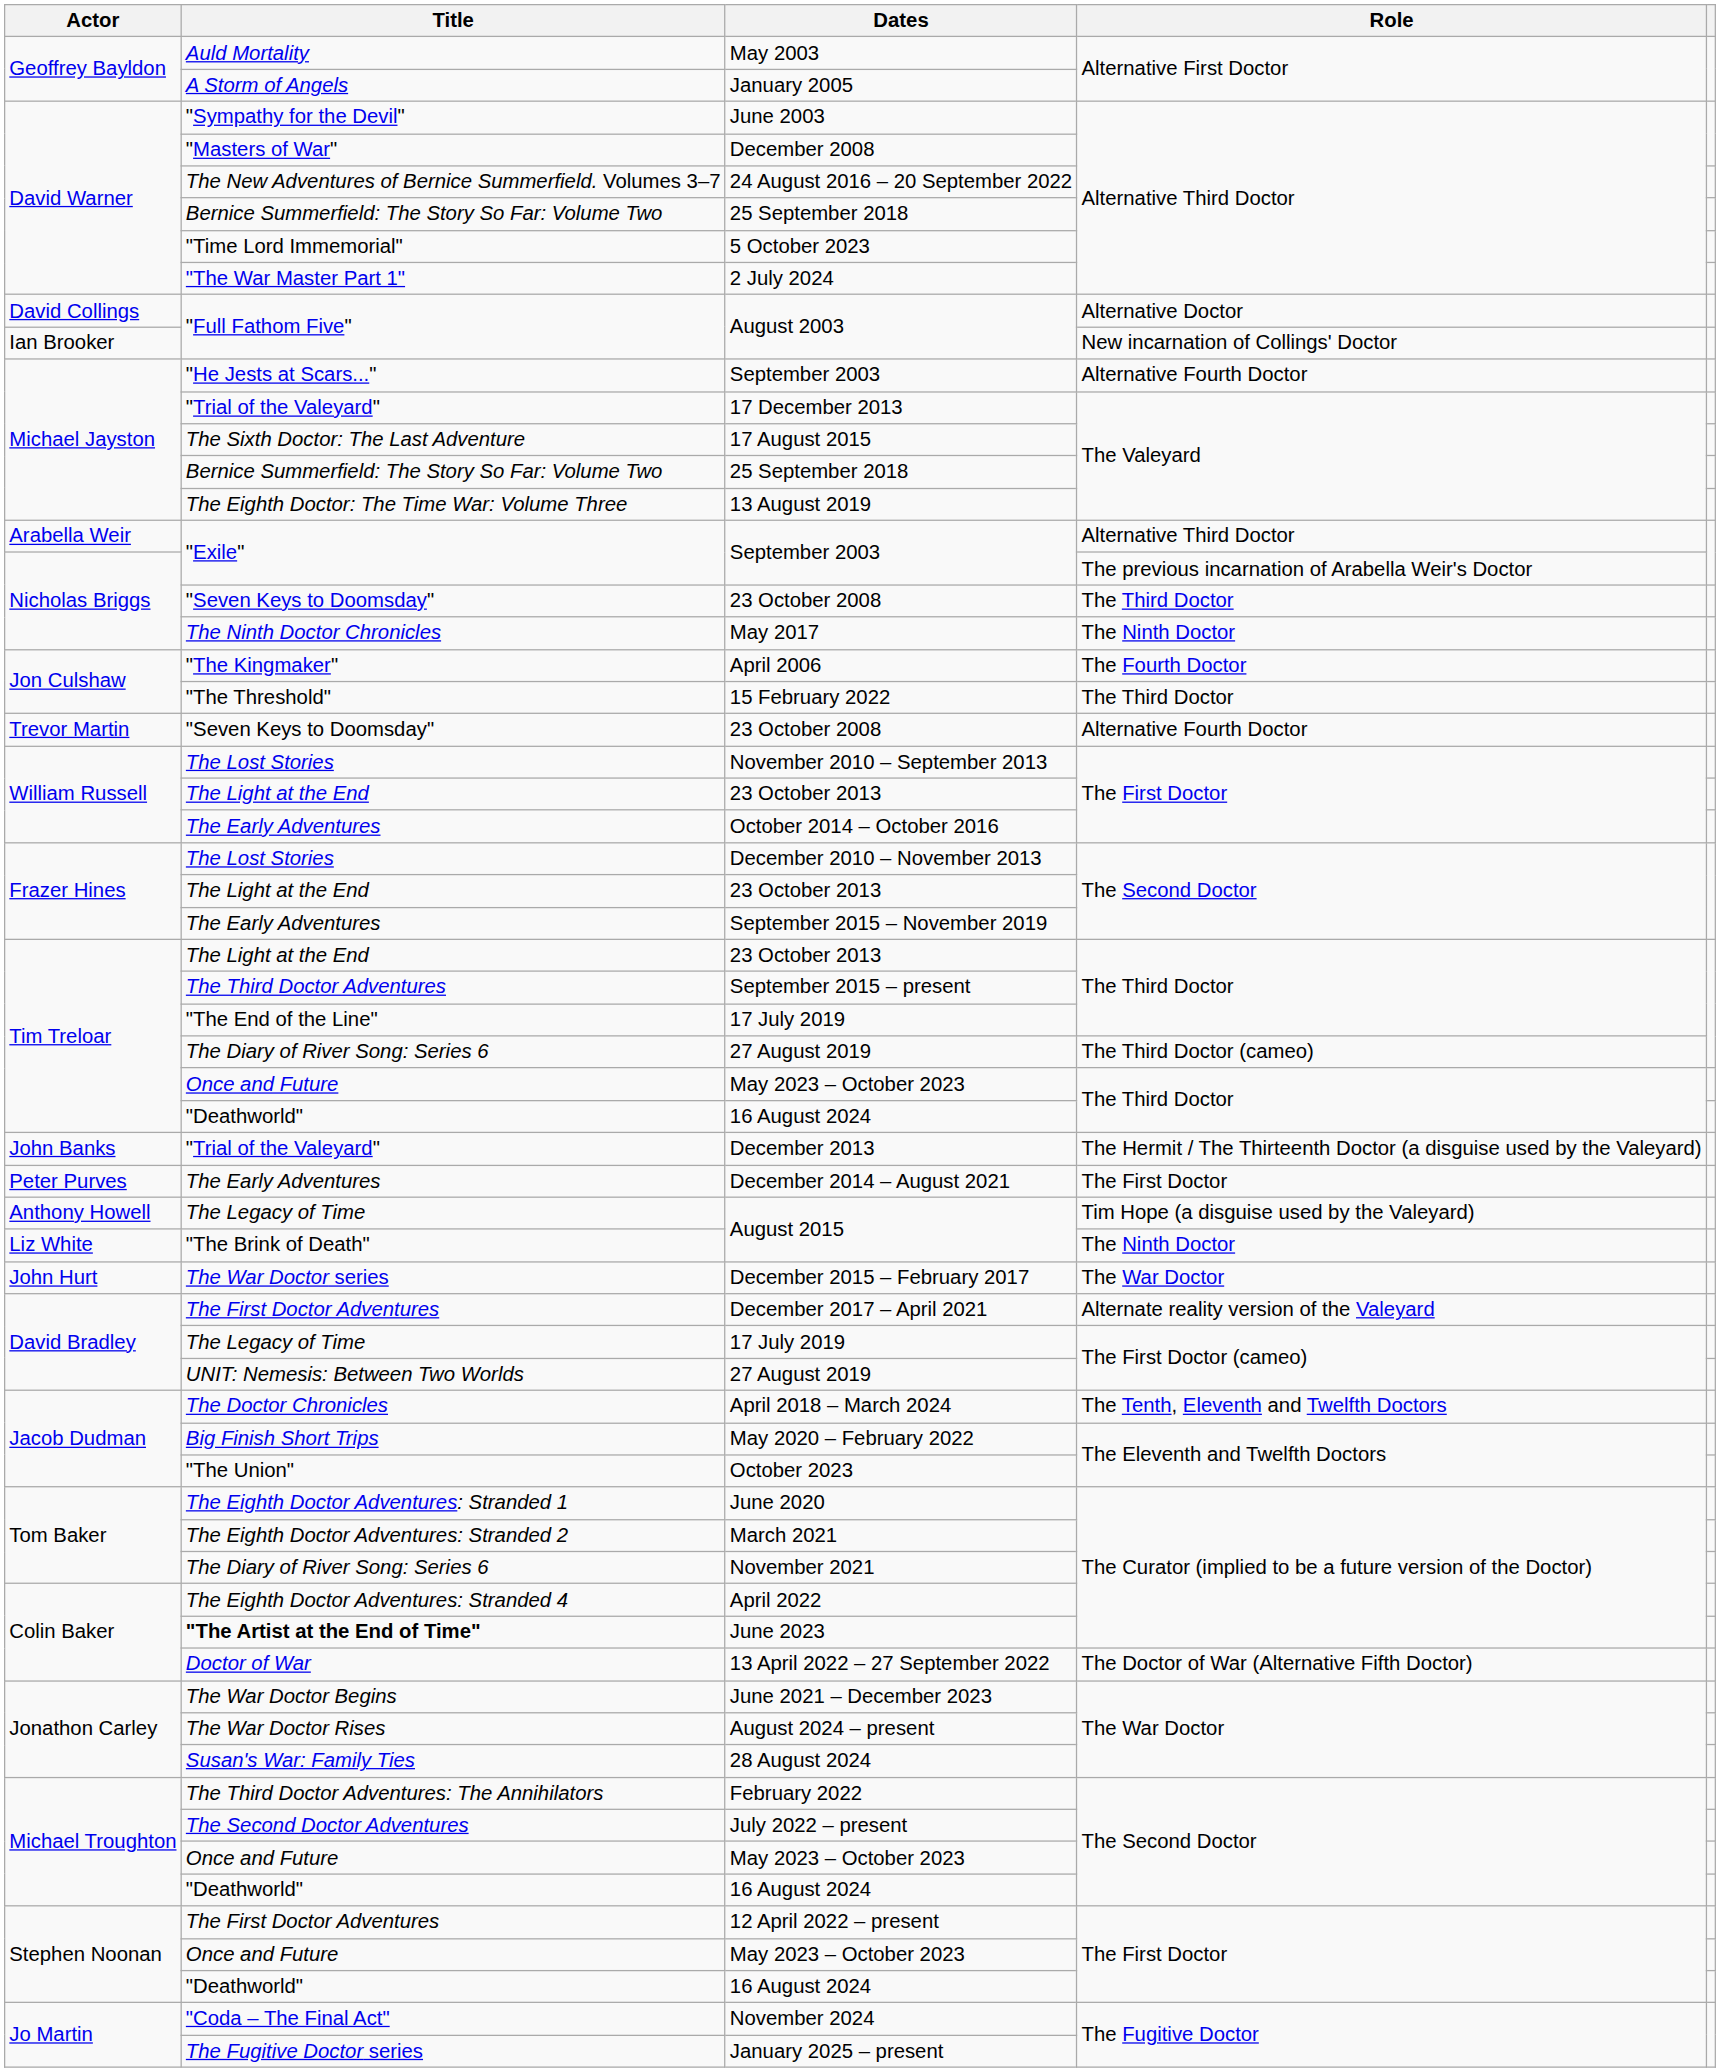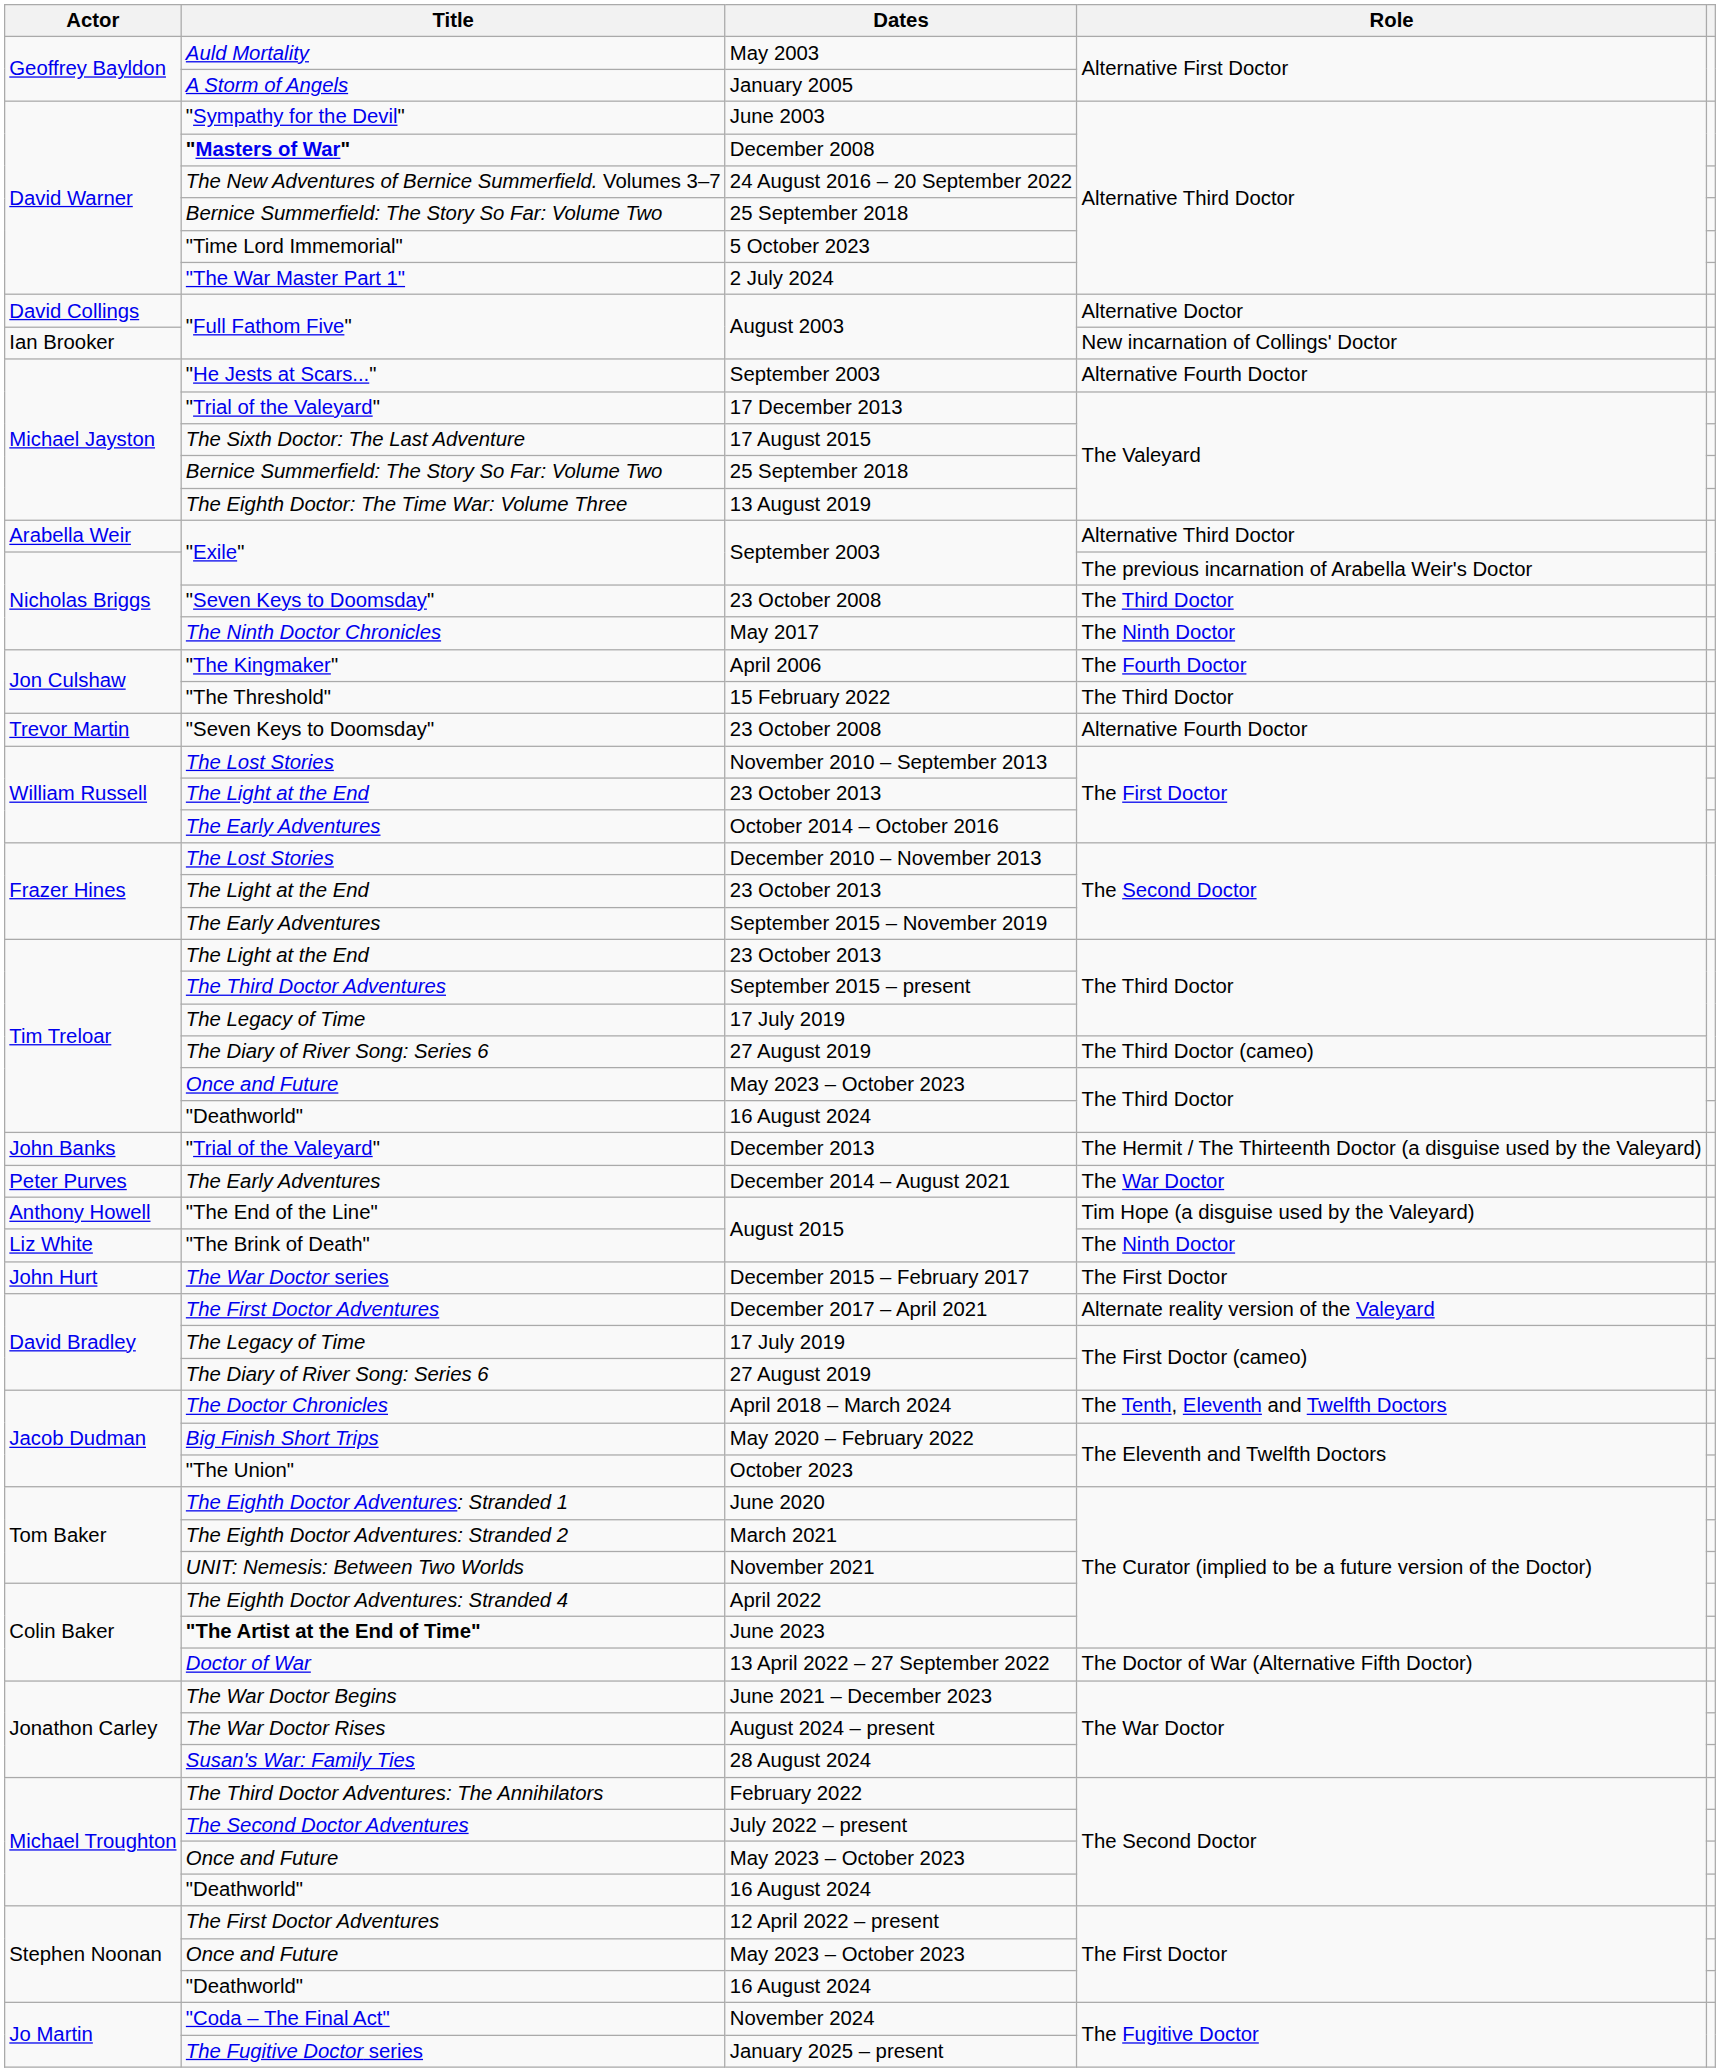(262, 149) normal -> (268, 149) bold
(282, 1019) "The End of the Line" -> (276, 1019) The Legacy of Time
(1154, 1180) The First Doctor -> (1153, 1180) The War Doctor
(276, 1212) The Legacy of Time -> (282, 1212) "The End of the Line"
(1153, 1277) The War Doctor -> (1154, 1277) The First Doctor
(355, 1374) UNIT: Nemesis: Between Two Worlds -> (337, 1374) The Diary of River Song: Series 6
(337, 1567) The Diary of River Song: Series 6 -> (355, 1567) UNIT: Nemesis: Between Two Worlds
